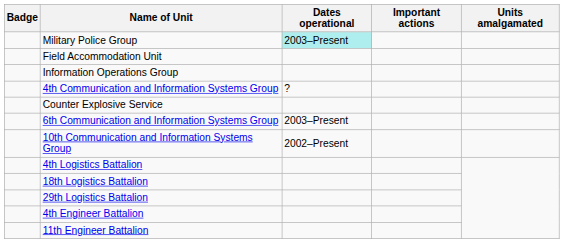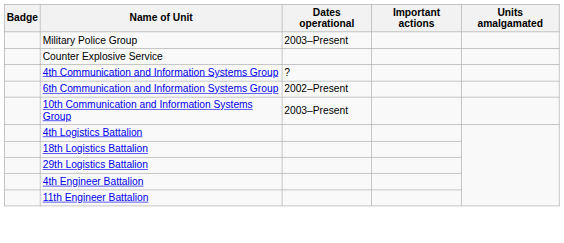(316, 40) paleturquoise background -> (316, 40) no background
- row: (102, 56)
- row: (110, 72)
rows swapped: (103, 105) <-> (161, 89)
(316, 121) 2003–Present -> (316, 89) 2002–Present
(316, 143) 2002–Present -> (316, 111) 2003–Present
